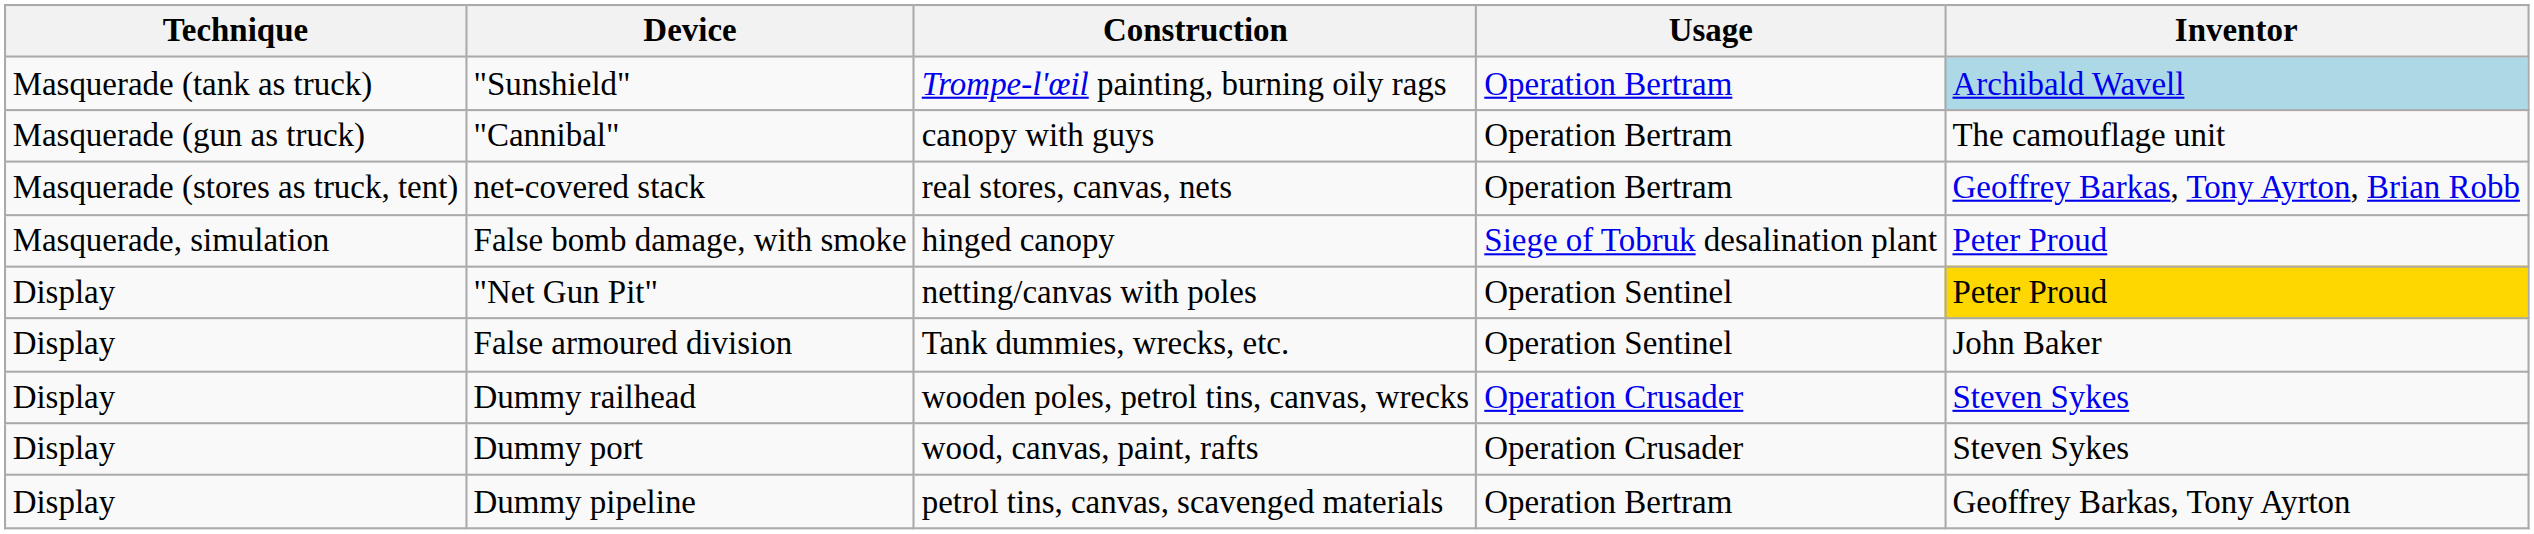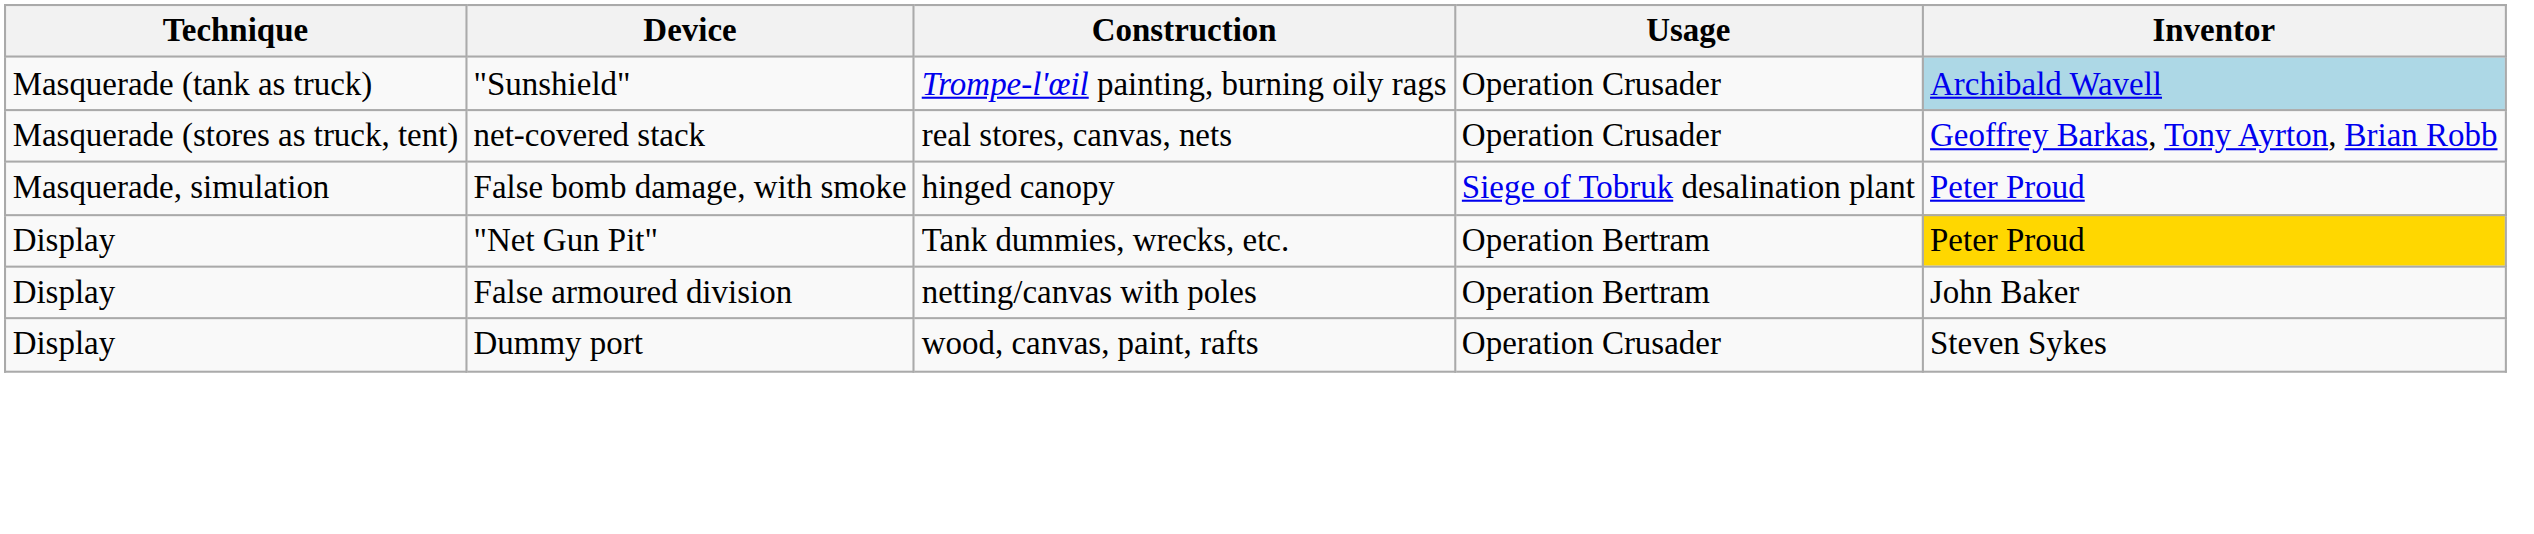(1608, 82) Operation Bertram -> (1591, 82) Operation Crusader
- row: (547, 135)
(1608, 187) Operation Bertram -> (1591, 135) Operation Crusader
(1089, 291) netting/canvas with poles -> (1105, 239) Tank dummies, wrecks, etc.
(1608, 291) Operation Sentinel -> (1586, 239) Operation Bertram
(1105, 344) Tank dummies, wrecks, etc. -> (1089, 291) netting/canvas with poles
(1608, 344) Operation Sentinel -> (1586, 291) Operation Bertram
- row: (585, 396)
- row: (585, 501)
